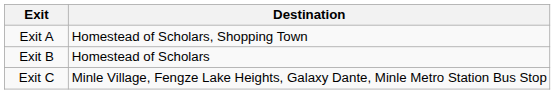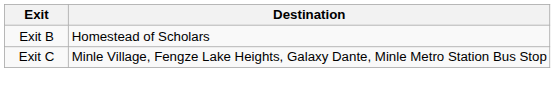- row: (37, 36)
